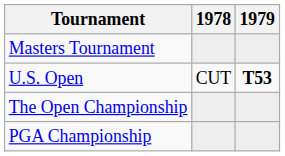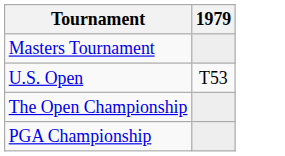- column: (213, 19)
(257, 77) bold -> (213, 77) normal
